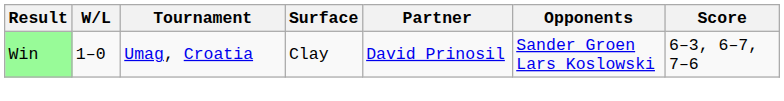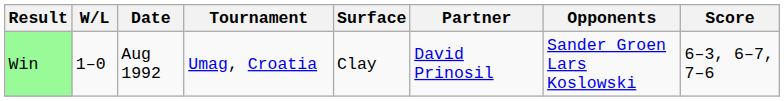+ column: (151, 18)
